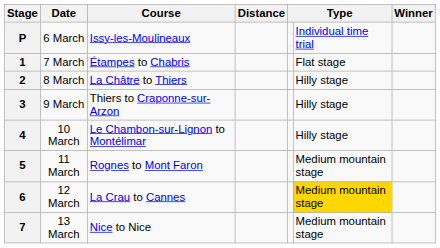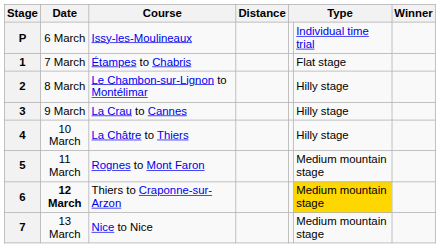(138, 80) La Châtre to Thiers -> (159, 86) Le Chambon-sur-Lignon to Montélimar
(150, 104) Thiers to Craponne-sur-Arzon -> (139, 111) La Crau to Cannes
(157, 135) Le Chambon-sur-Lignon to Montélimar -> (140, 135) La Châtre to Thiers
(64, 197) normal -> (65, 197) bold
(137, 197) La Crau to Cannes -> (152, 197) Thiers to Craponne-sur-Arzon
